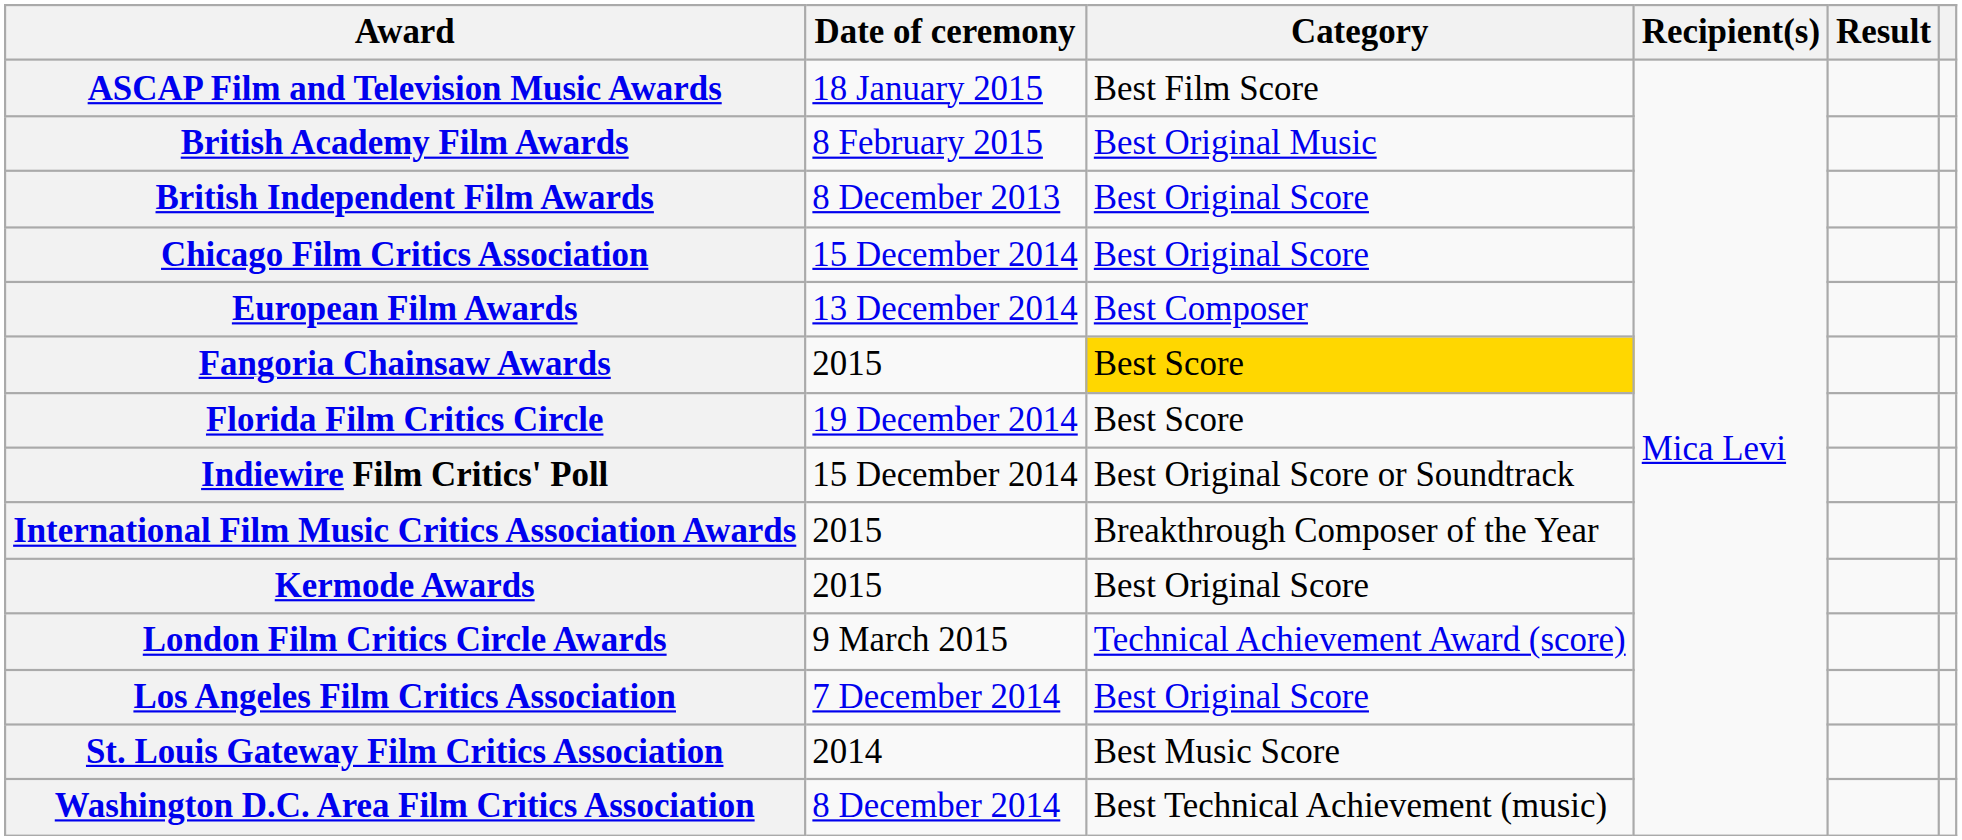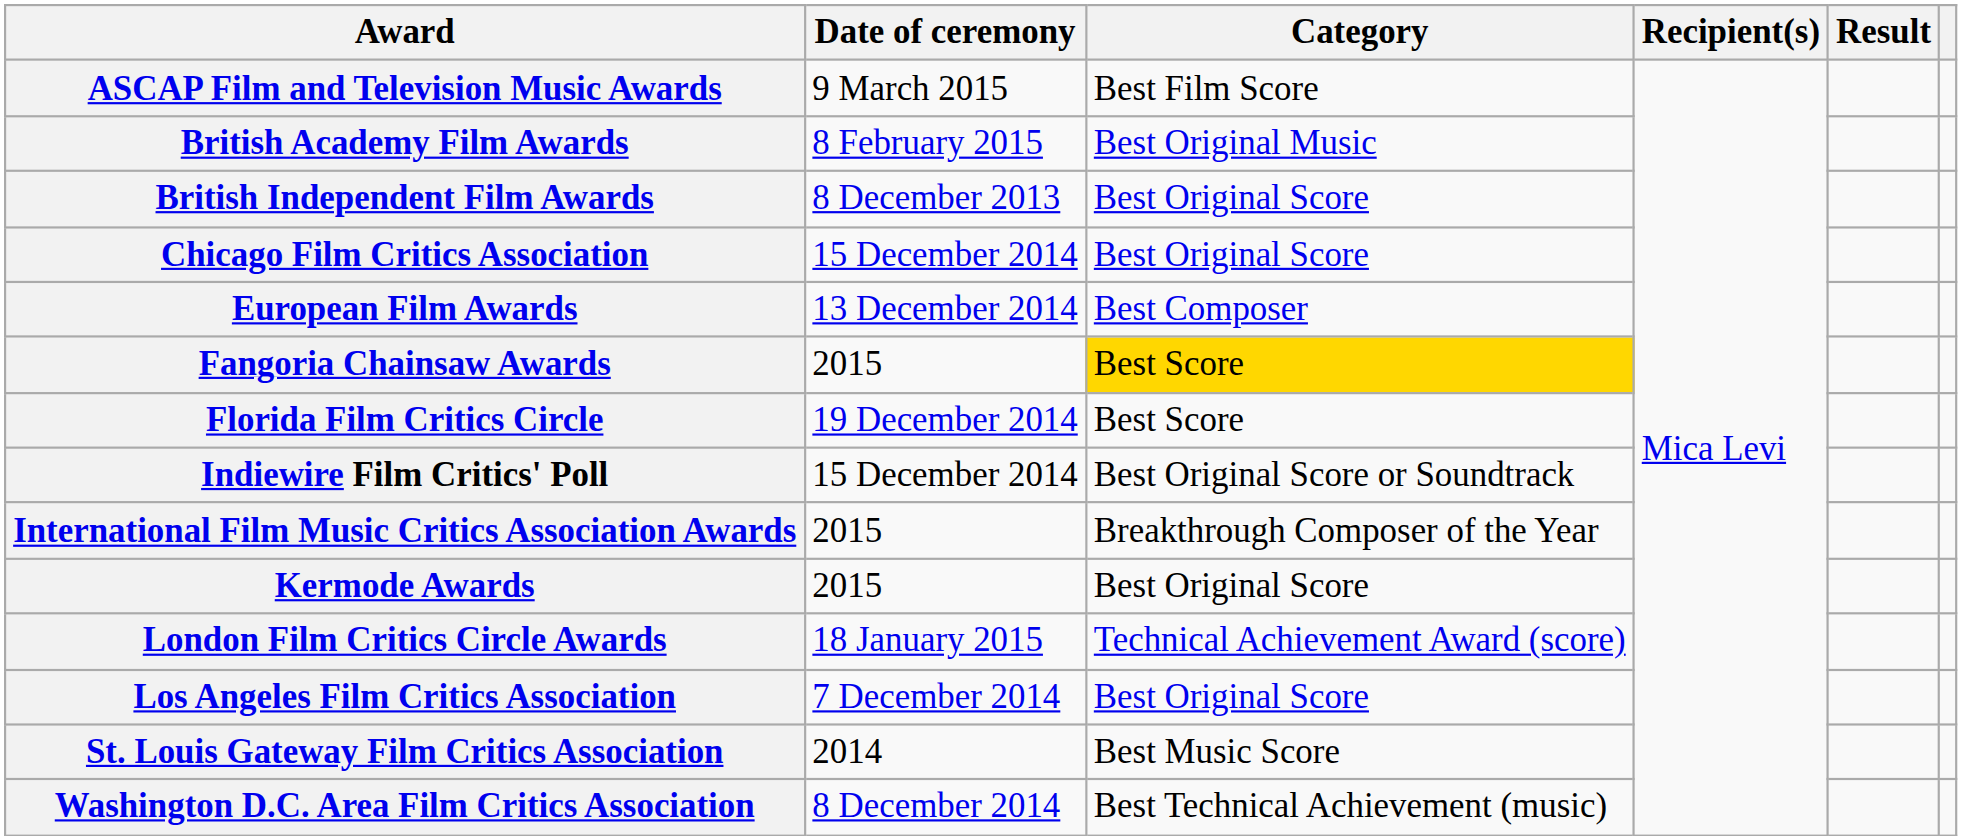(928, 87) 18 January 2015 -> (910, 87) 9 March 2015
(910, 640) 9 March 2015 -> (928, 640) 18 January 2015
